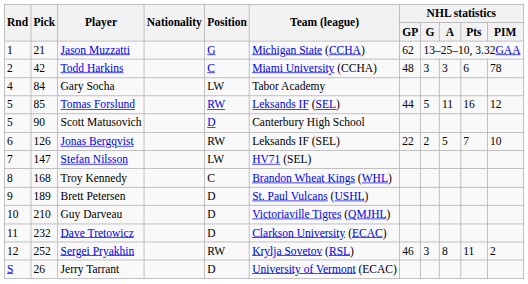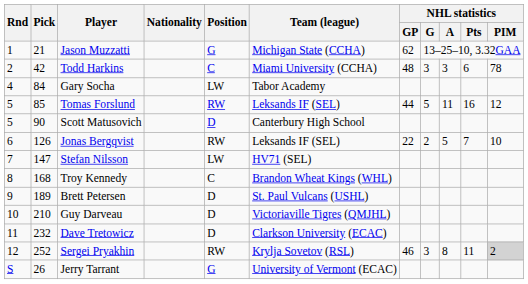(493, 251) no background -> (493, 251) lightgrey background
(211, 269) D -> (211, 269) G
